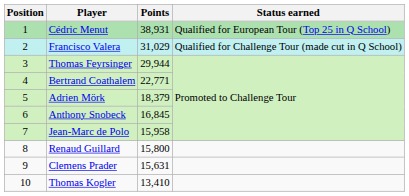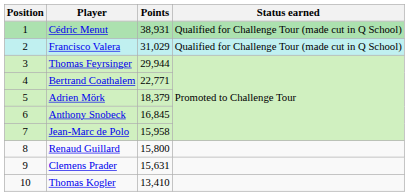(282, 30) Qualified for European Tour (Top 25 in Q School) -> (288, 30) Qualified for Challenge Tour (made cut in Q School)
